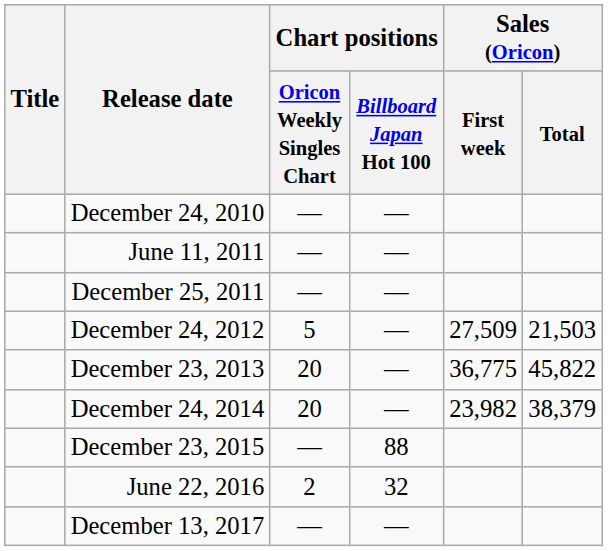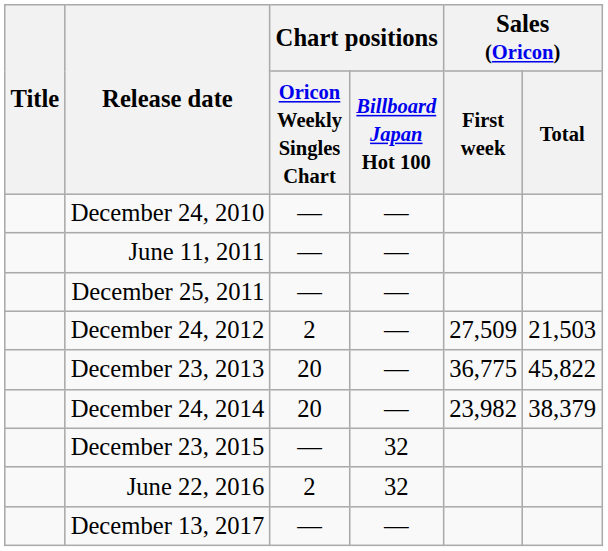(309, 330) 5 -> (309, 330) 2
(396, 447) 88 -> (396, 447) 32
